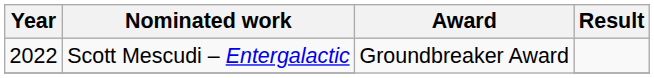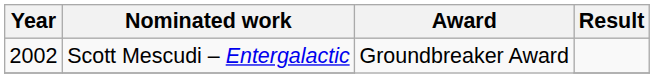(33, 55) 2022 -> (33, 55) 2002
